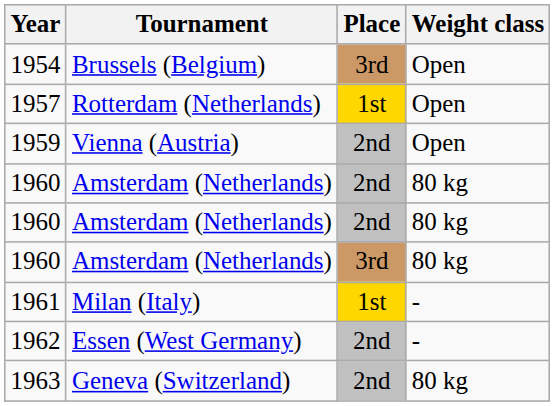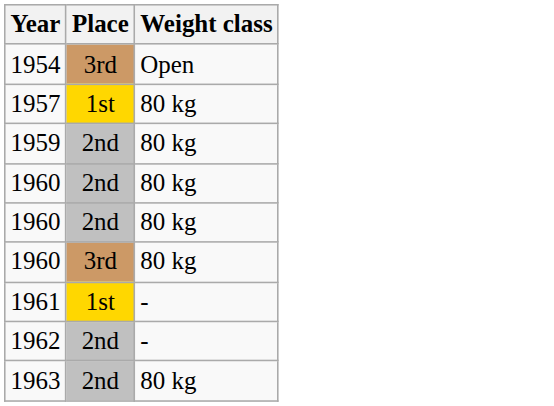- column: (202, 24)
(439, 103) Open -> (168, 103) 80 kg
(439, 143) Open -> (168, 143) 80 kg
